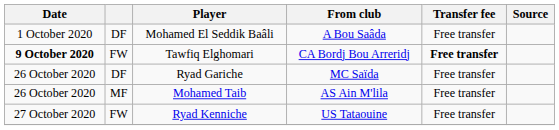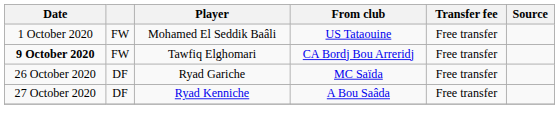(119, 34) DF -> (120, 34) FW
(354, 34) A Bou Saâda -> (358, 34) US Tataouine
(464, 54) bold -> (466, 54) normal
- row: (210, 93)
(119, 113) FW -> (120, 93) DF
(354, 113) US Tataouine -> (358, 93) A Bou Saâda
